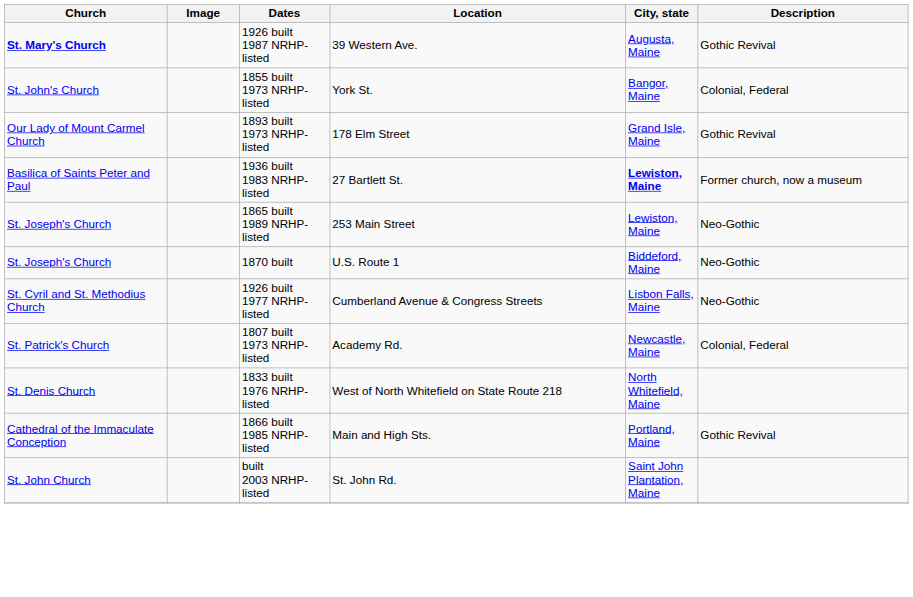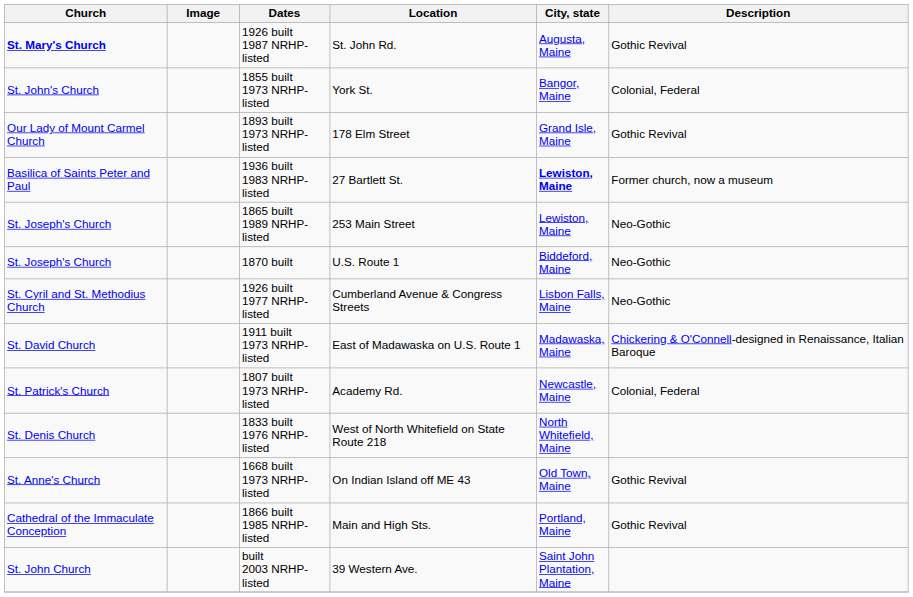(375, 45) 39 Western Ave. -> (364, 45) St. John Rd.
+ row: (275, 345)
+ row: (275, 480)
(364, 480) St. John Rd. -> (375, 569) 39 Western Ave.
